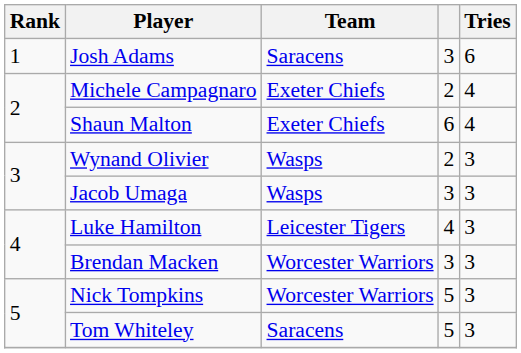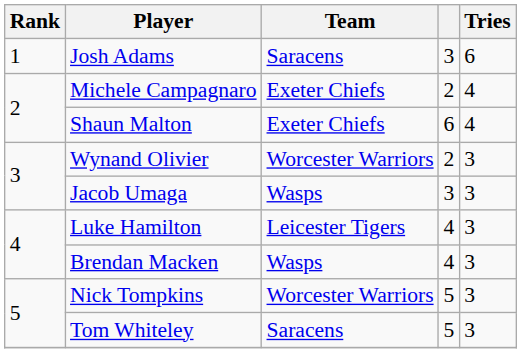(294, 158) Wasps -> (350, 158) Worcester Warriors
(350, 261) Worcester Warriors -> (294, 261) Wasps
(449, 261) 3 -> (449, 261) 4
